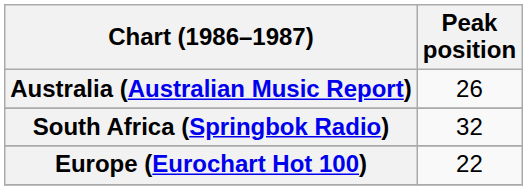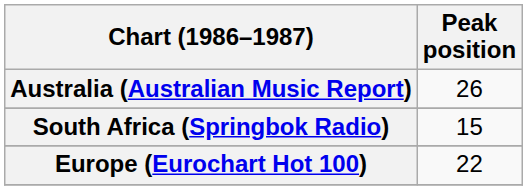(469, 126) 32 -> (469, 126) 15
